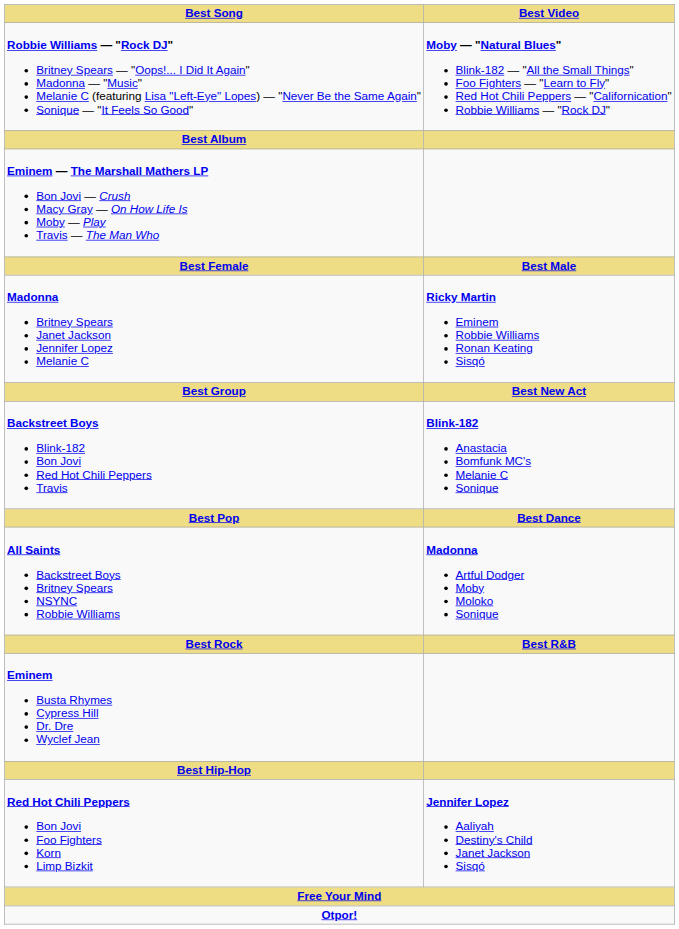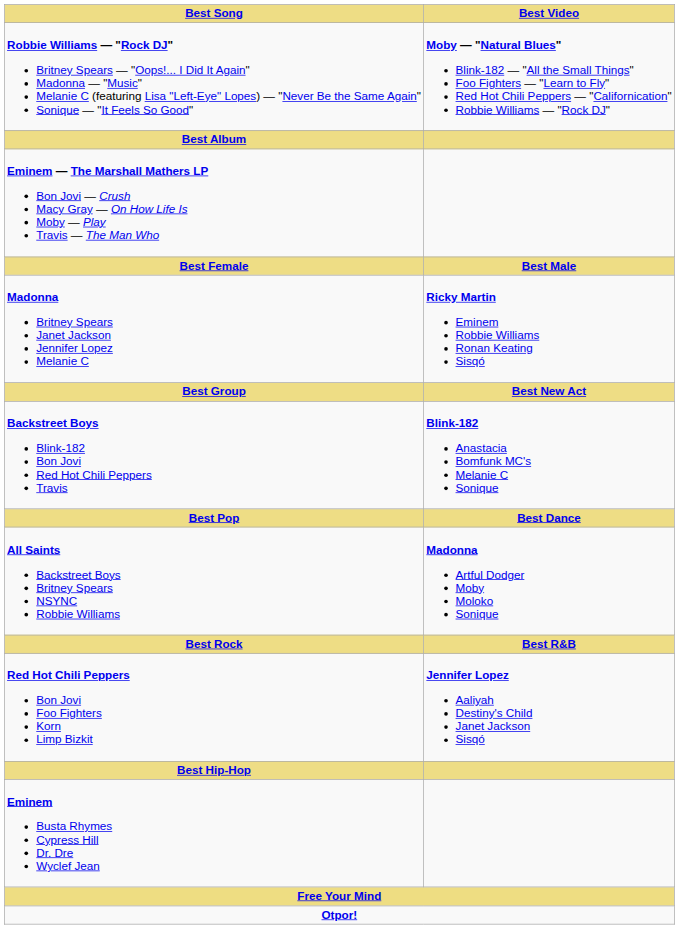rows swapped: (214, 834) <-> (214, 708)
